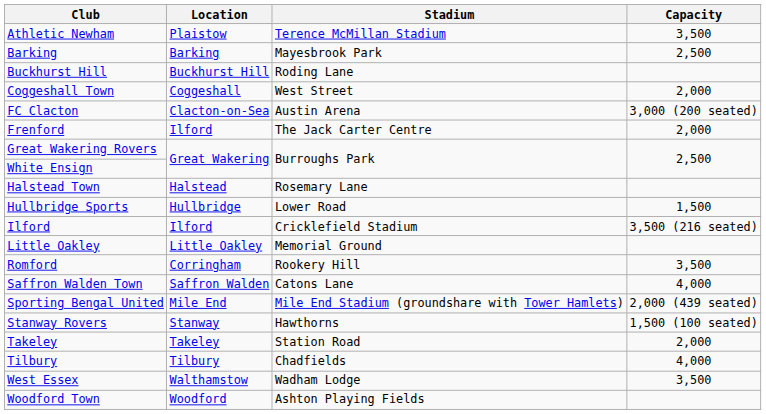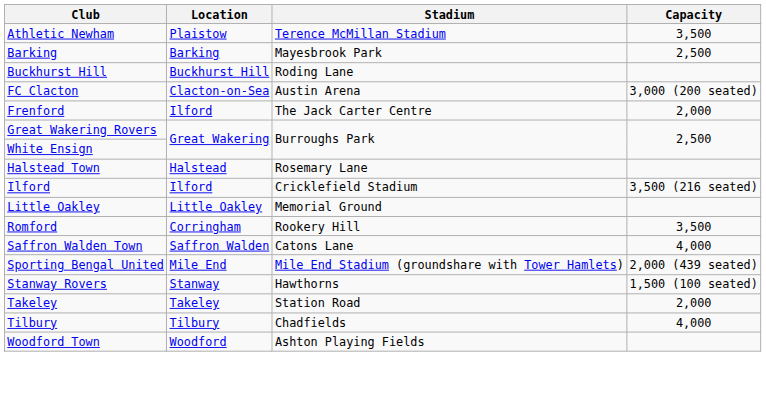- row: (61, 91)
- row: (68, 207)
- row: (43, 380)
